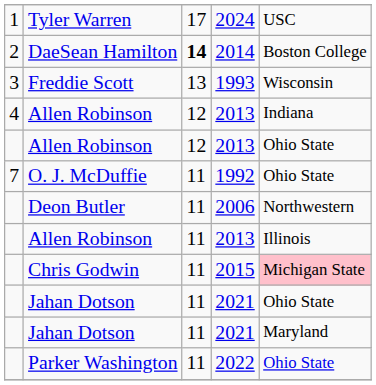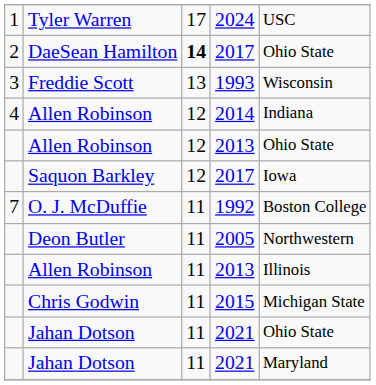(235, 51) 2014 -> (235, 51) 2017
(315, 51) Boston College -> (298, 51) Ohio State
(235, 113) 2013 -> (235, 113) 2014
+ row: (14, 176)
(299, 176) Ohio State -> (315, 207) Boston College
(235, 207) 2006 -> (235, 238) 2005
(314, 269) pink background -> (314, 301) no background
- row: (14, 364)
